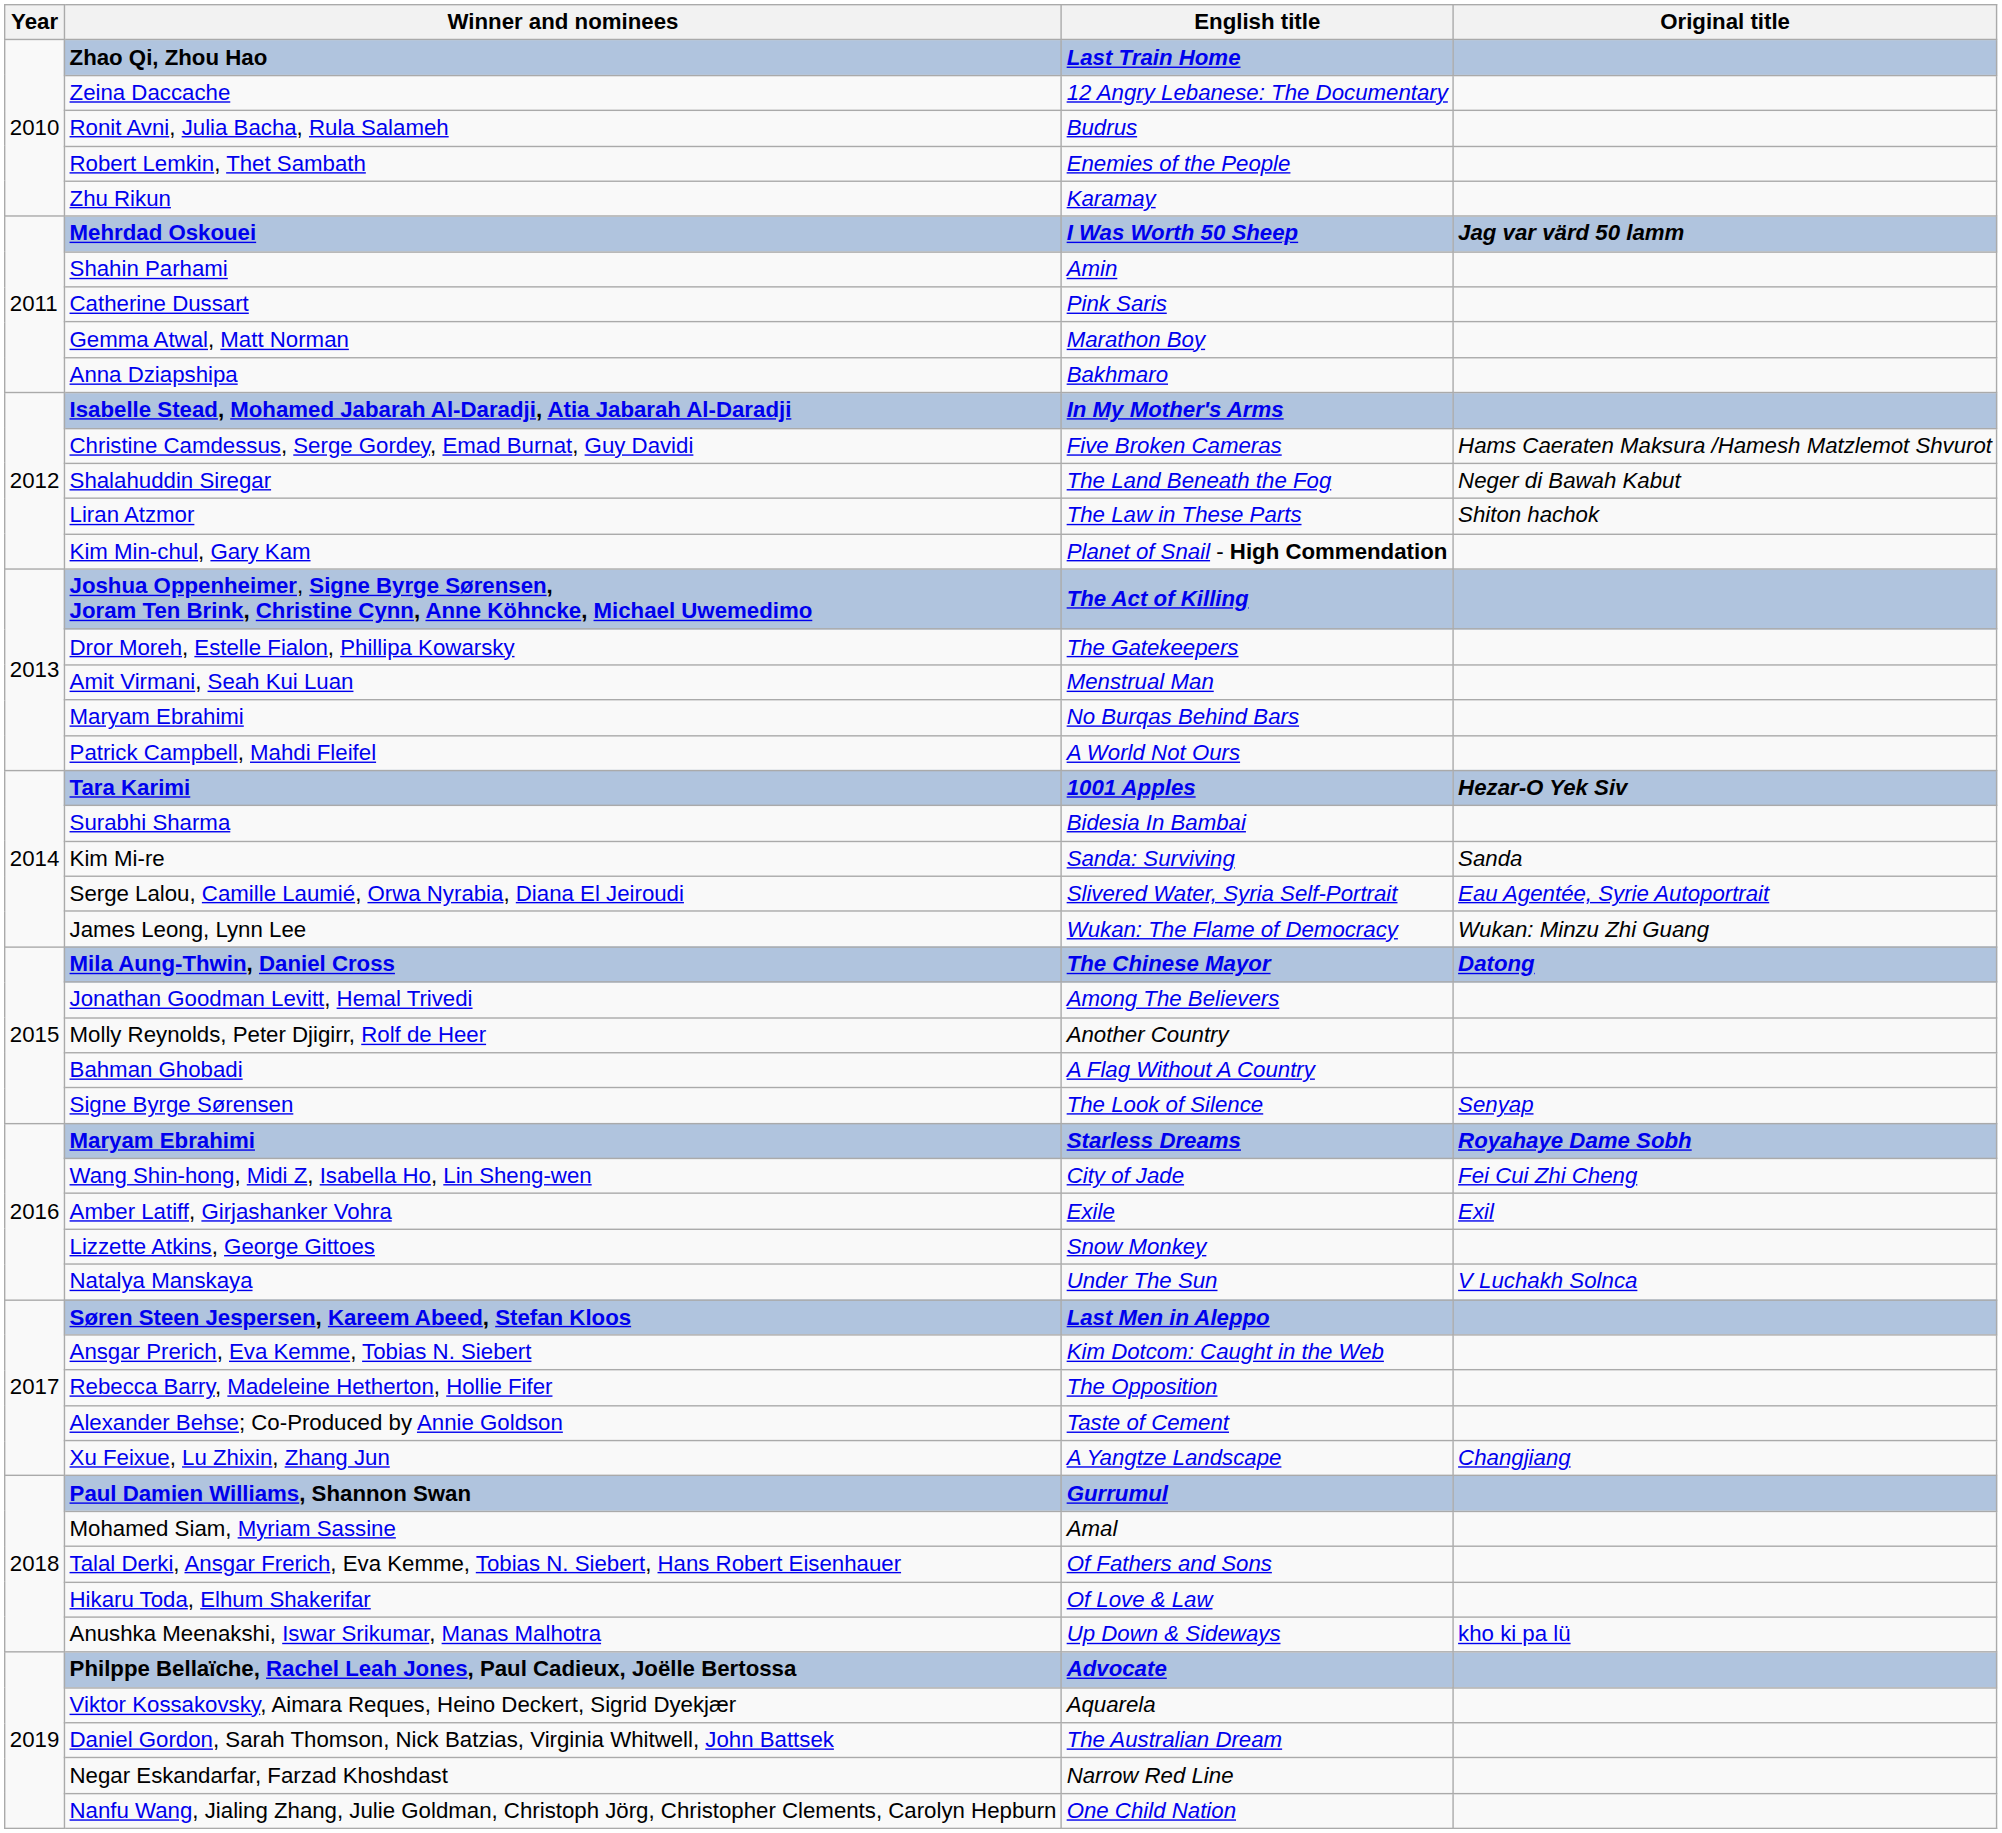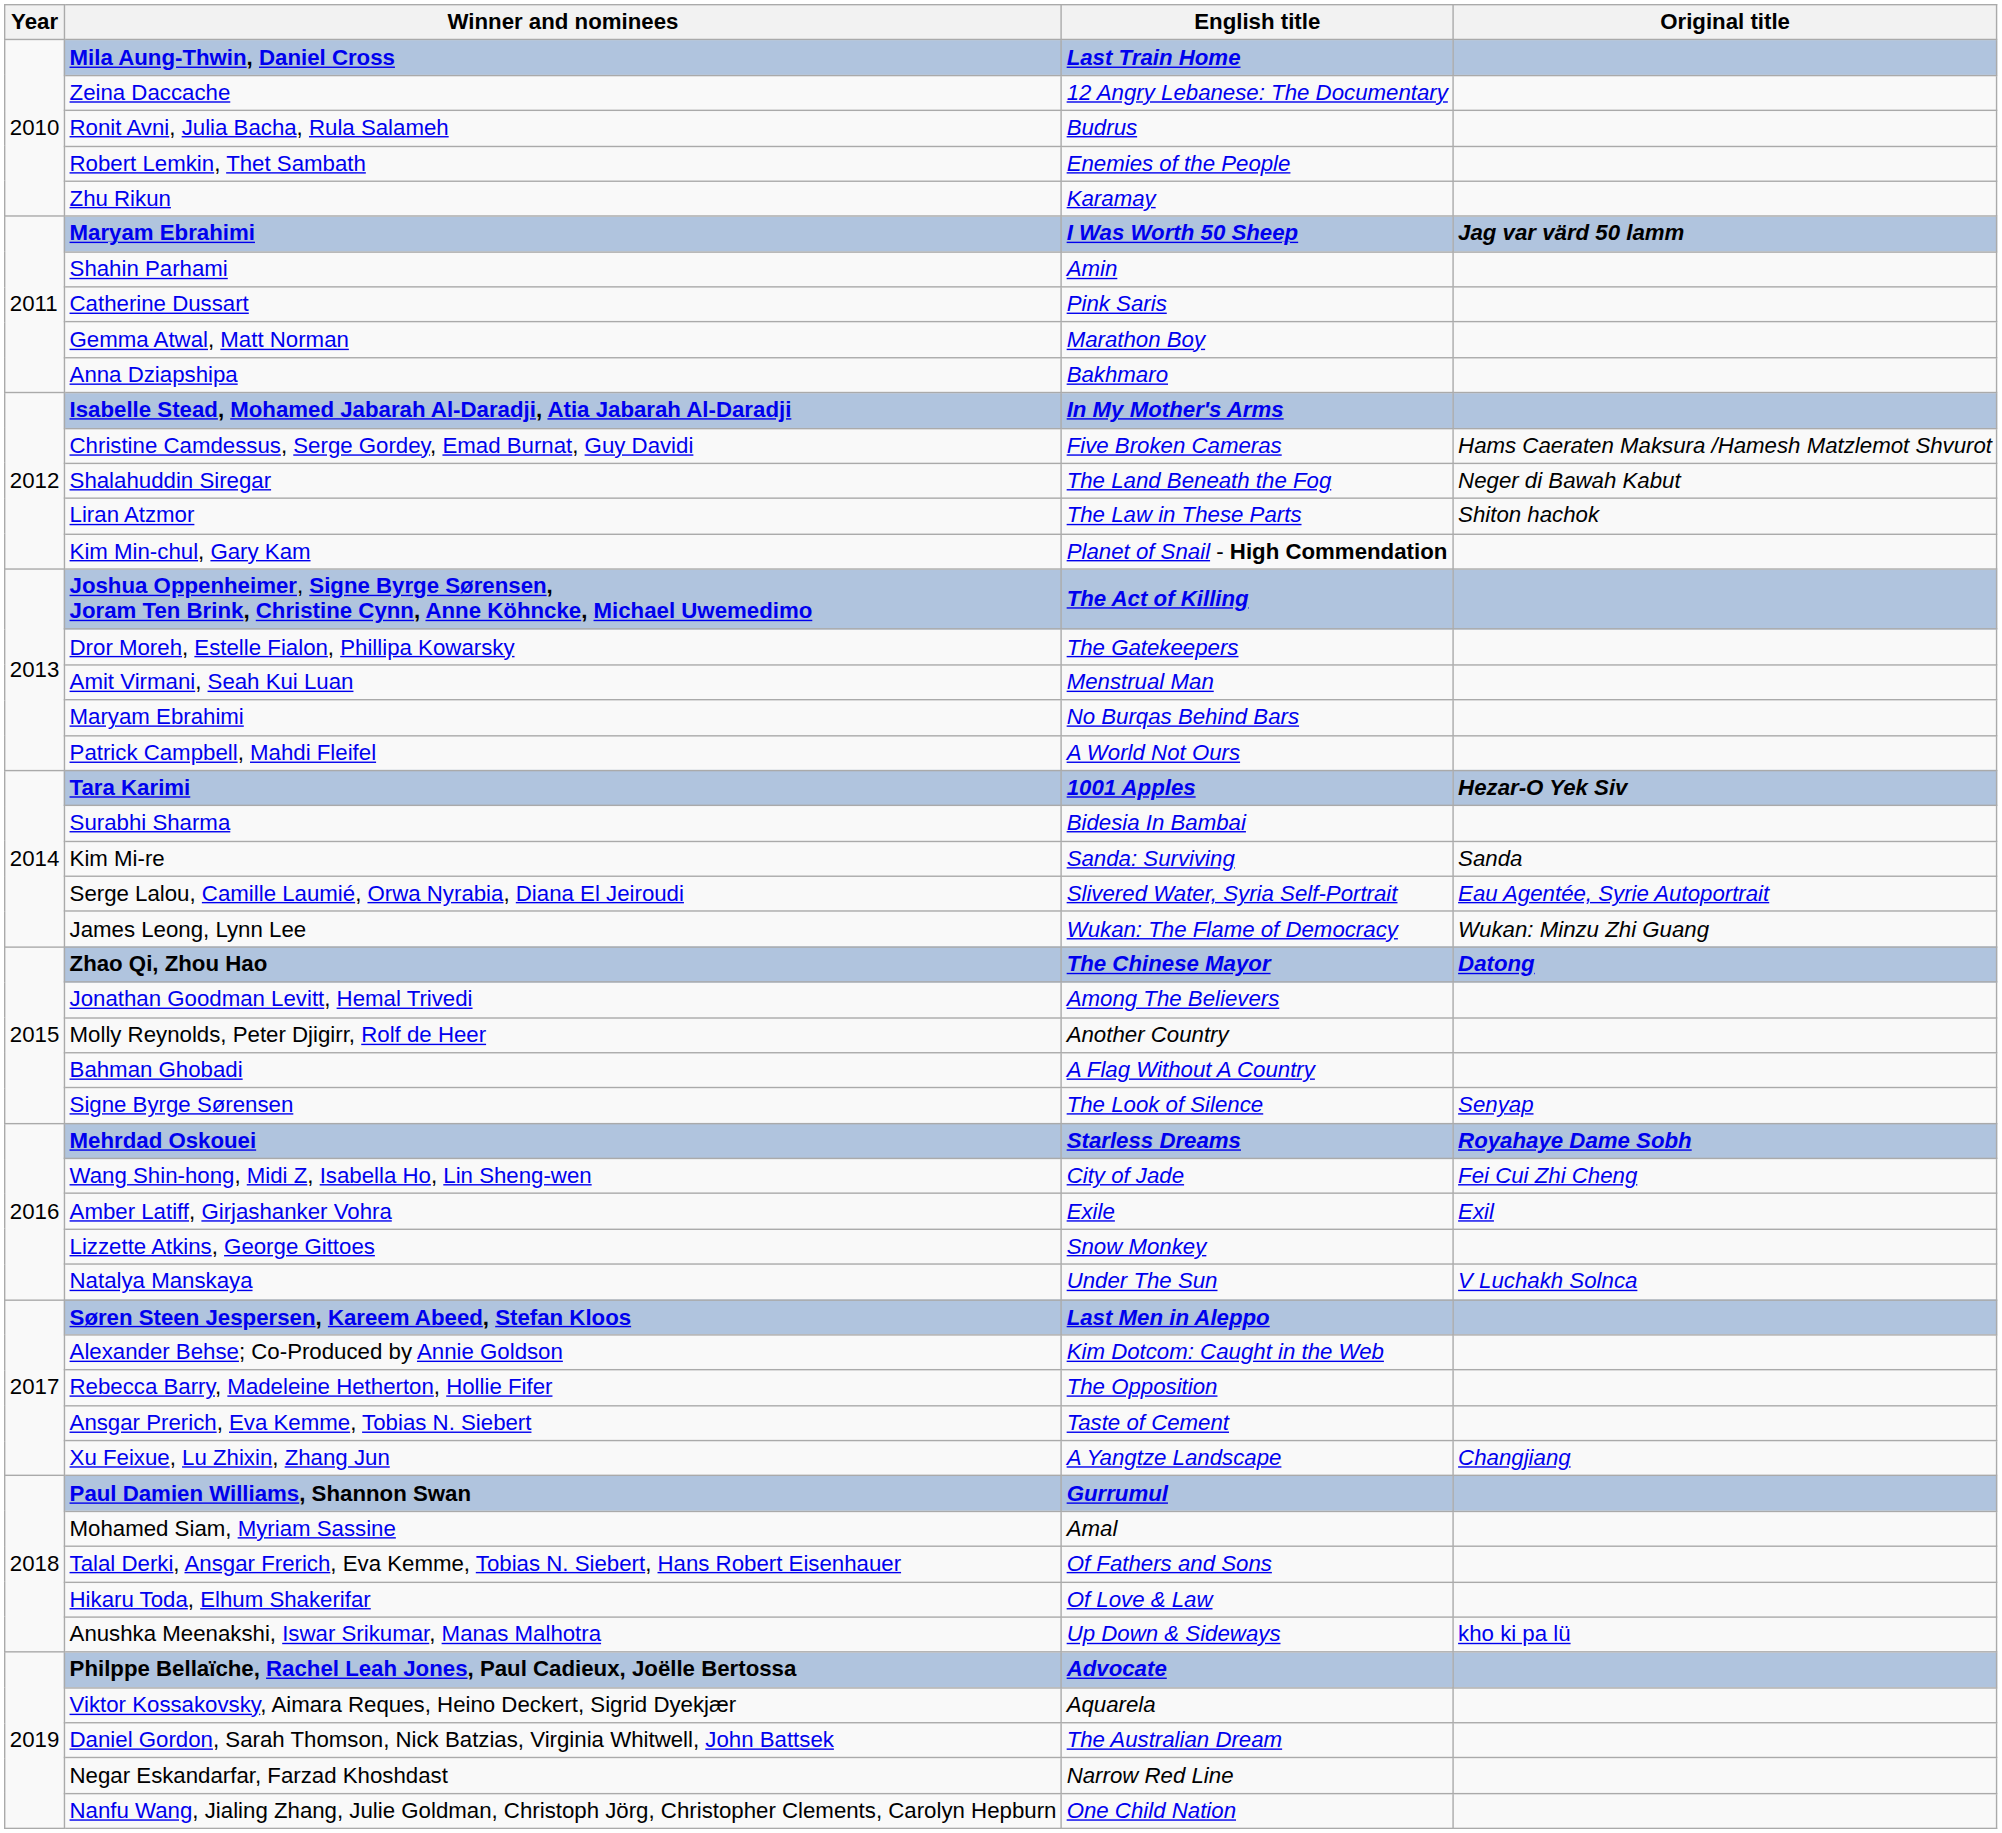(168, 57) Zhao Qi, Zhou Hao -> (232, 57) Mila Aung-Thwin, Daniel Cross
(163, 233) Mehrdad Oskouei -> (162, 233) Maryam Ebrahimi
(232, 964) Mila Aung-Thwin, Daniel Cross -> (168, 964) Zhao Qi, Zhou Hao
(162, 1140) Maryam Ebrahimi -> (163, 1140) Mehrdad Oskouei
(301, 1352) Ansgar Prerich, Eva Kemme, Tobias N. Siebert -> (316, 1352) Alexander Behse; Co-Produced by Annie Goldson
(316, 1422) Alexander Behse; Co-Produced by Annie Goldson -> (301, 1422) Ansgar Prerich, Eva Kemme, Tobias N. Siebert
